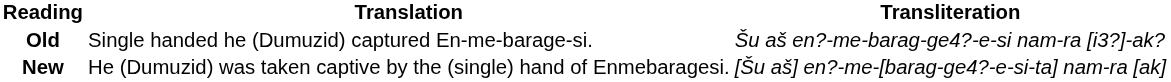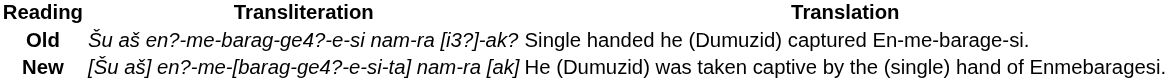columns swapped: (950, 12) <-> (409, 12)
